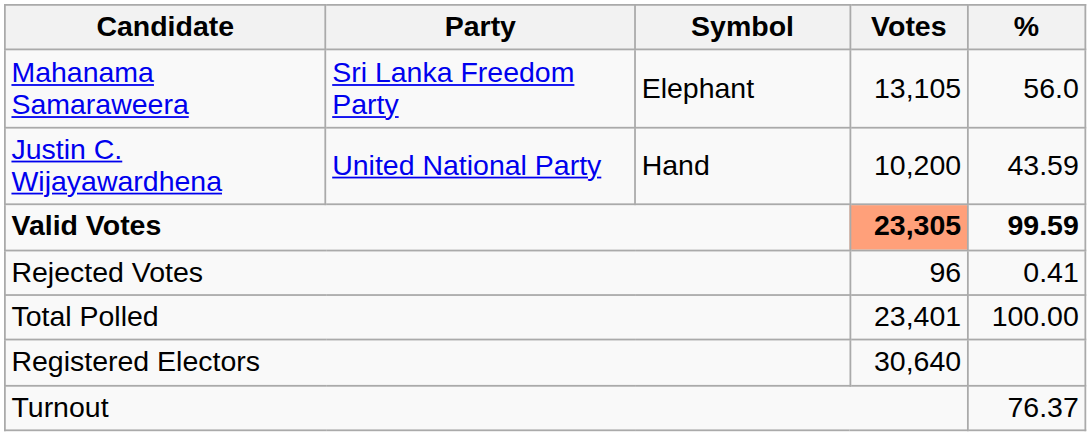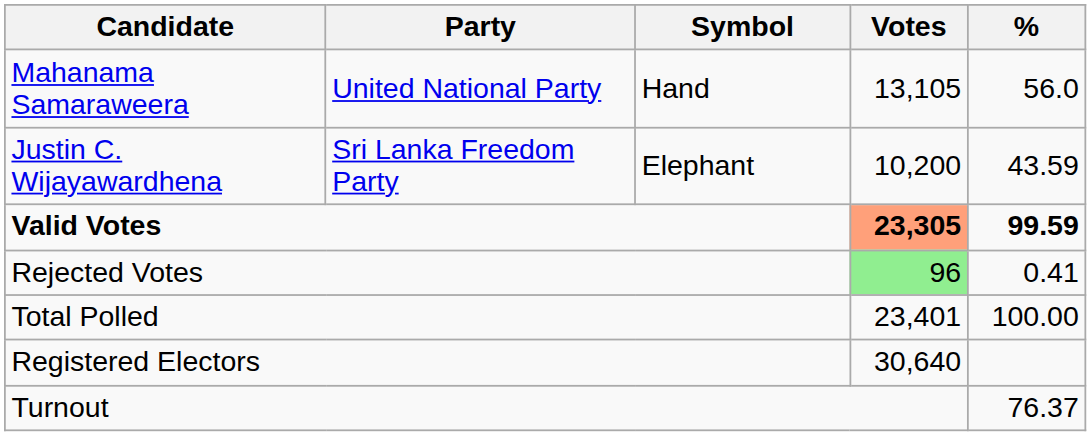(453, 88) Sri Lanka Freedom Party -> (467, 88) United National Party
(698, 88) Elephant -> (676, 88) Hand
(467, 165) United National Party -> (453, 165) Sri Lanka Freedom Party
(676, 165) Hand -> (698, 165) Elephant
(945, 271) no background -> (945, 271) lightgreen background
